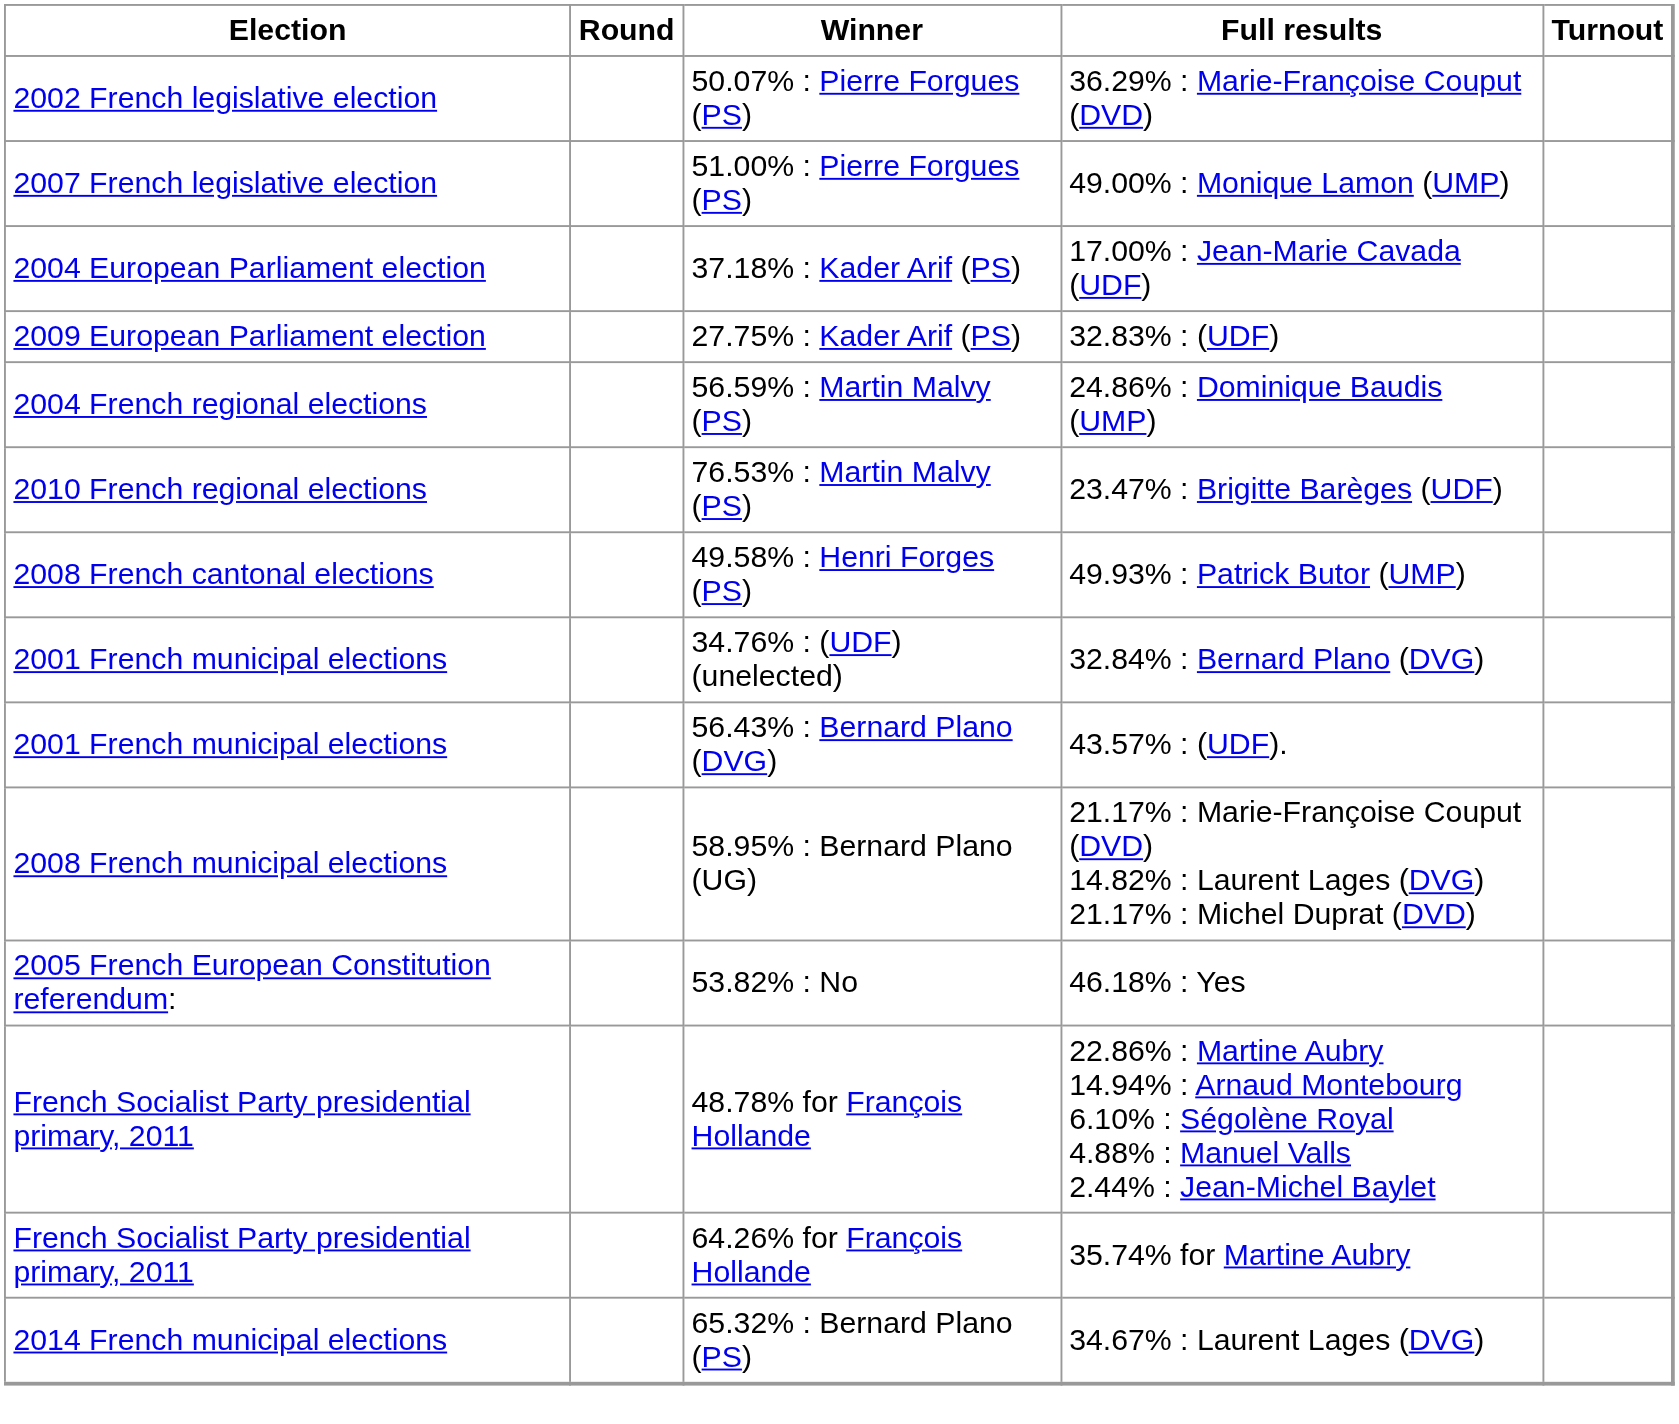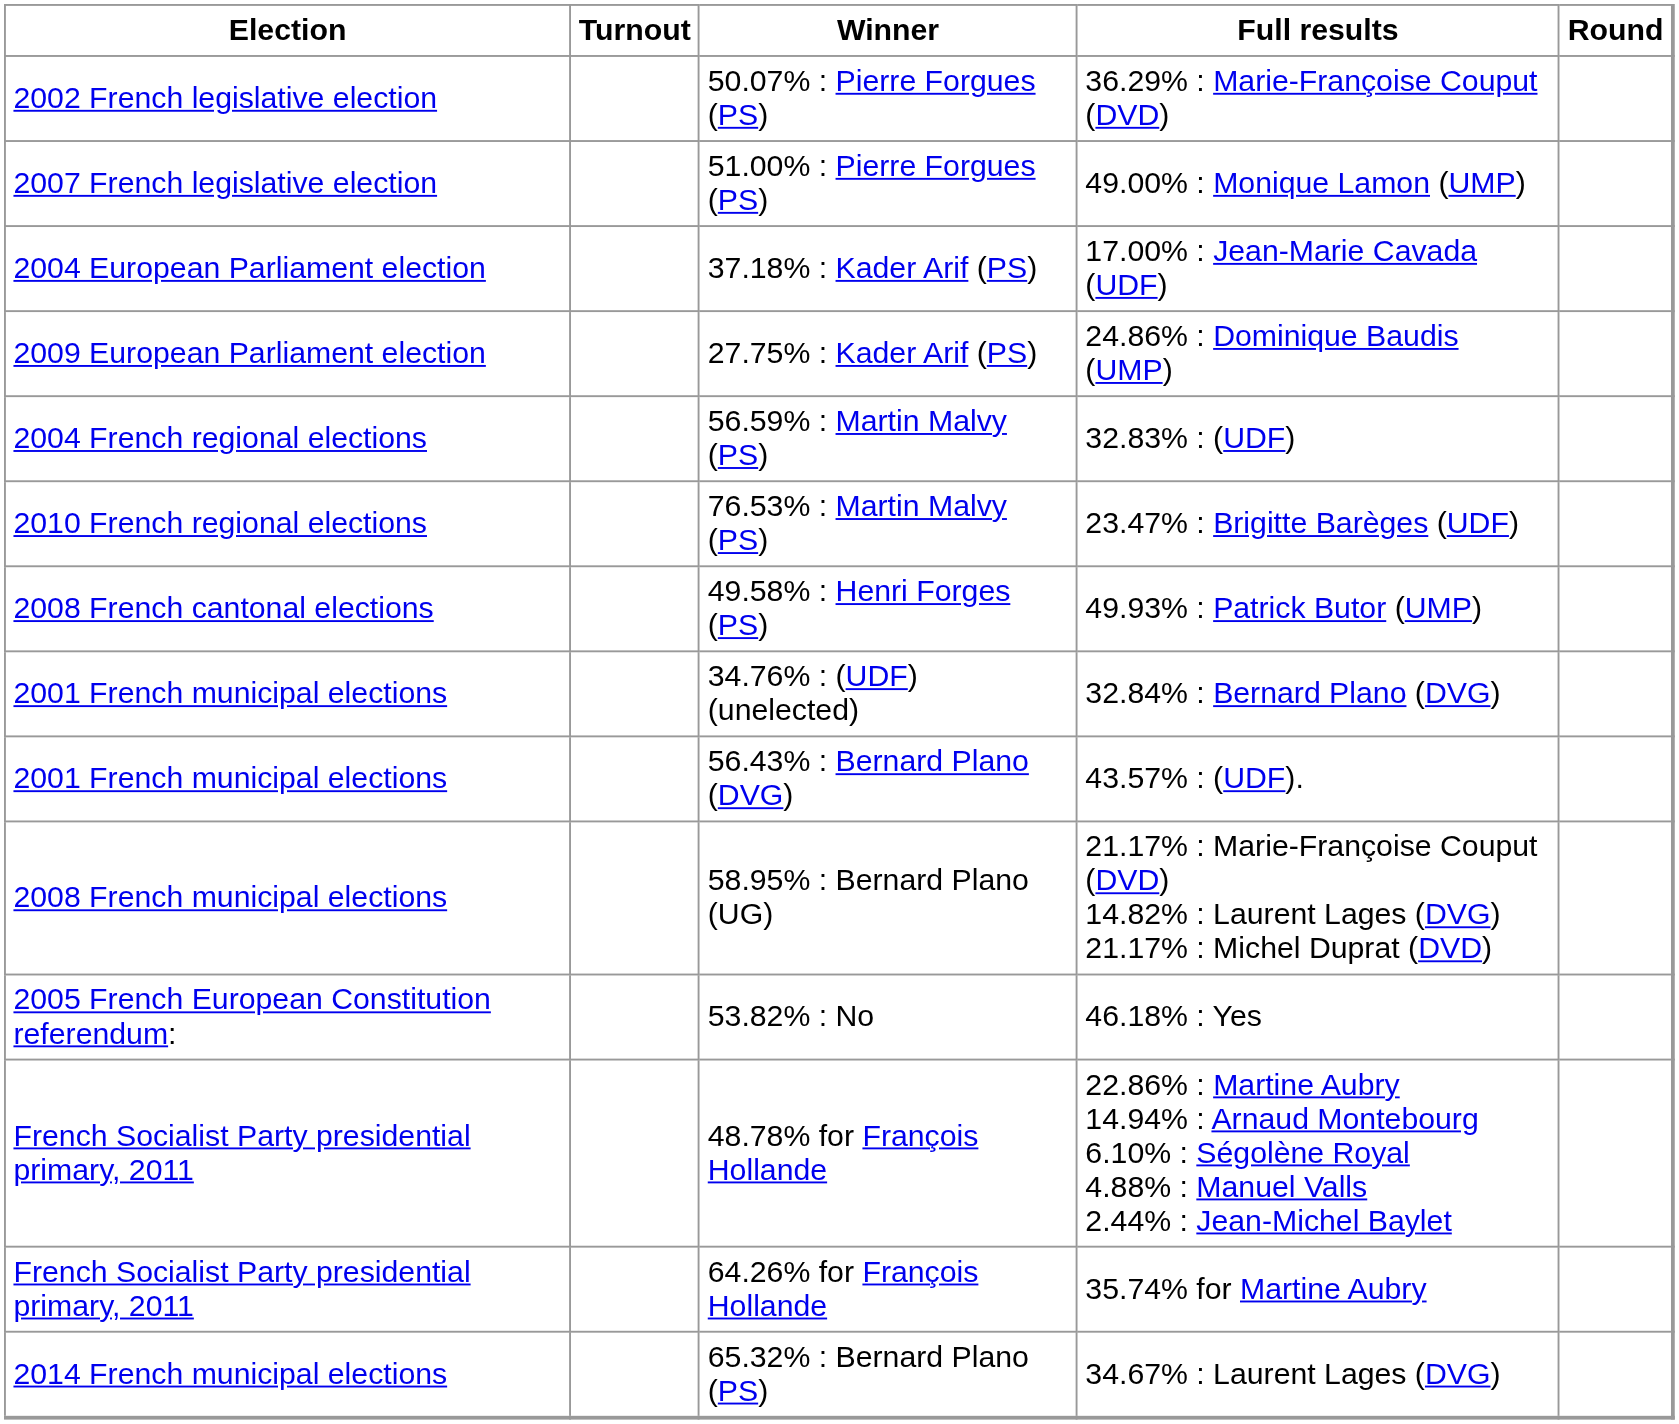columns swapped: (627, 30) <-> (1607, 30)
(1174, 336) 32.83% : (UDF) -> (1272, 353) 24.86% : Dominique Baudis (UMP)
(1256, 404) 24.86% : Dominique Baudis (UMP) -> (1190, 438) 32.83% : (UDF)
